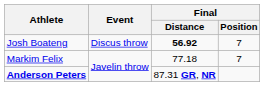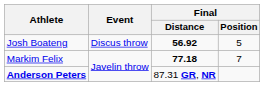(239, 43) 7 -> (239, 43) 5
(185, 59) normal -> (185, 59) bold
